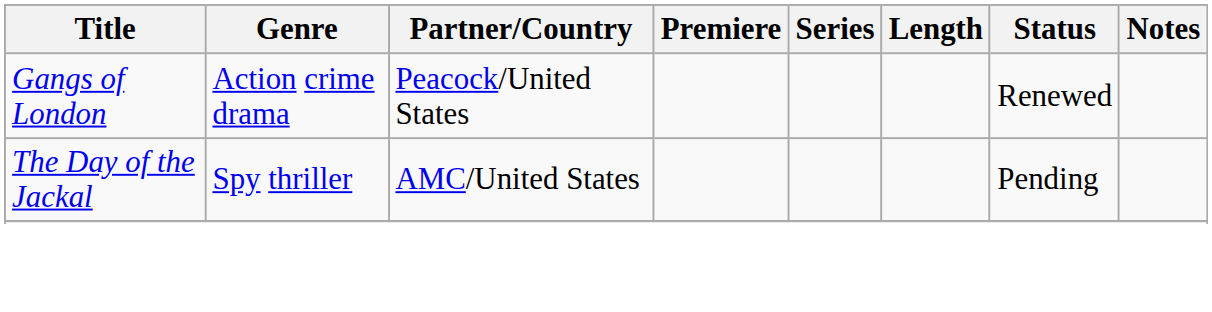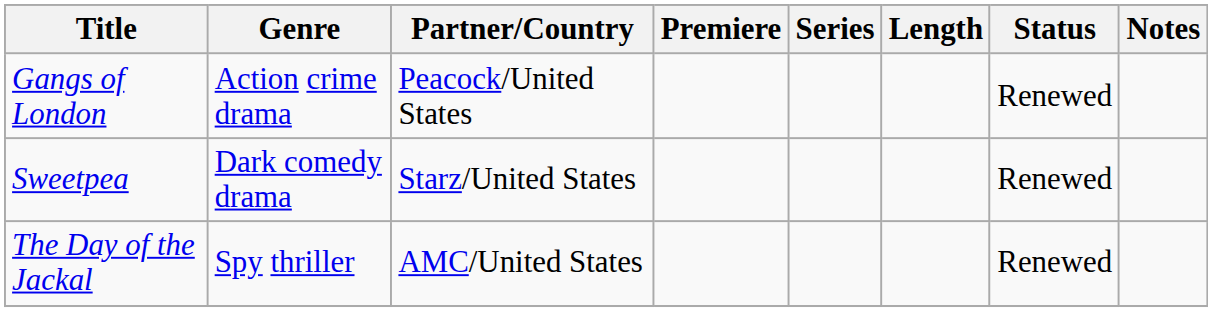+ row: (70, 179)
(1048, 179) Pending -> (1055, 262) Renewed
